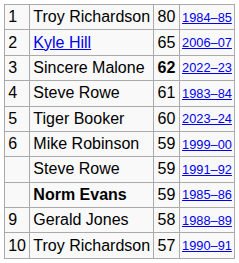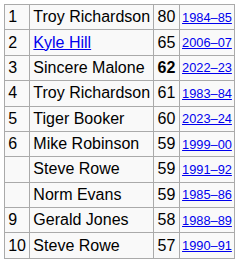(76, 93) Steve Rowe -> (92, 93) Troy Richardson
(80, 194) bold -> (77, 194) normal
(92, 245) Troy Richardson -> (76, 245) Steve Rowe
